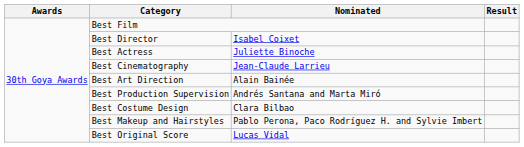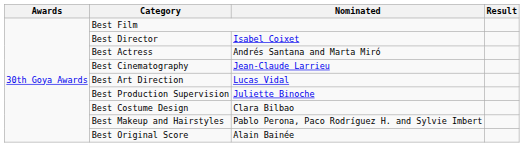(274, 53) Juliette Binoche -> (307, 53) Andrés Santana and Marta Miró
(264, 80) Alain Bainée -> (261, 80) Lucas Vidal
(307, 94) Andrés Santana and Marta Miró -> (274, 94) Juliette Binoche
(261, 135) Lucas Vidal -> (264, 135) Alain Bainée
